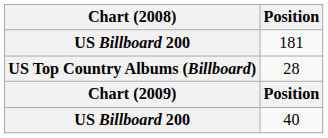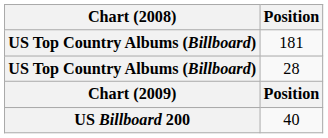(132, 42) US Billboard 200 -> (132, 42) US Top Country Albums (Billboard)
